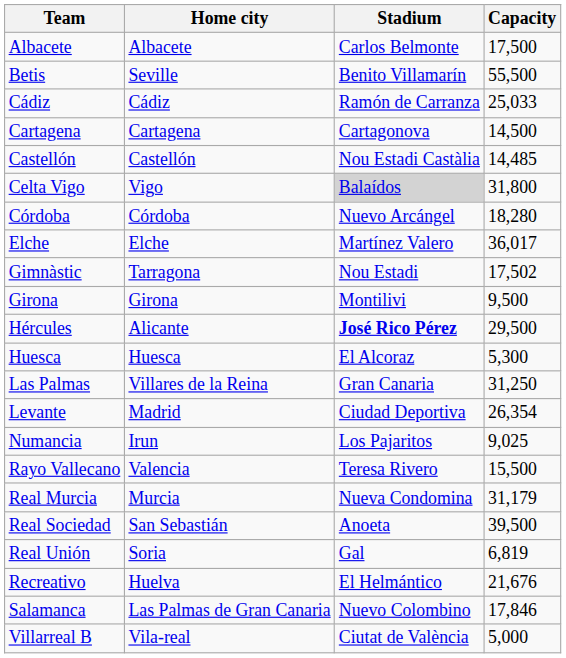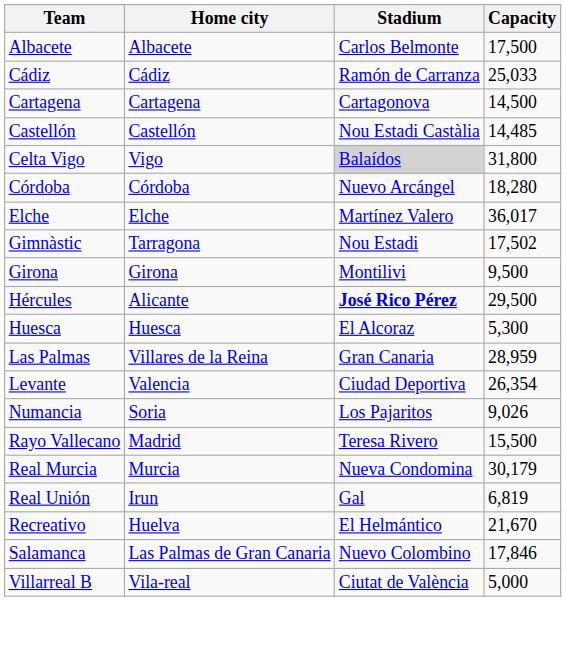- row: (27, 74)
(513, 384) 31,250 -> (513, 356) 28,959
(155, 412) Madrid -> (159, 384) Valencia
(143, 441) Irun -> (147, 412) Soria
(508, 441) 9,025 -> (508, 412) 9,026
(159, 469) Valencia -> (155, 441) Madrid
(513, 497) 31,179 -> (513, 469) 30,179
- row: (60, 525)
(147, 553) Soria -> (143, 497) Irun
(513, 581) 21,676 -> (513, 525) 21,670
